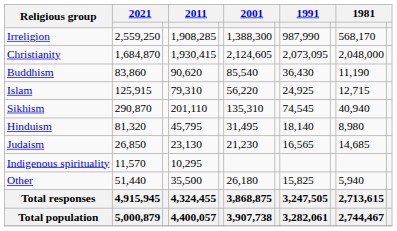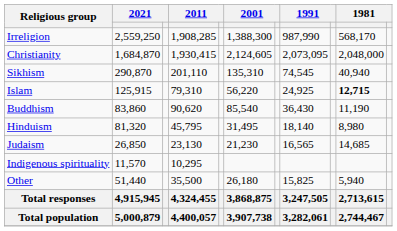rows swapped: (26, 108) <-> (30, 72)
(354, 90) normal -> (354, 90) bold
